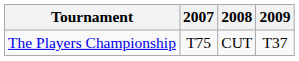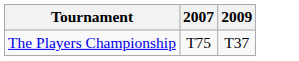- column: (237, 17)
